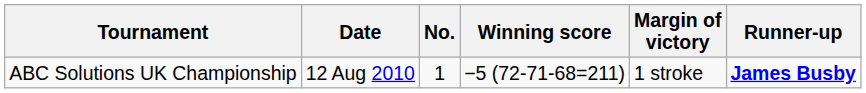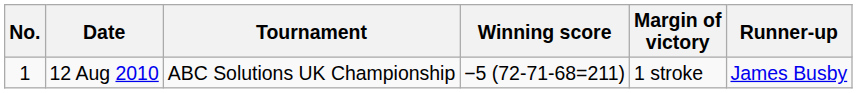columns swapped: (440, 31) <-> (153, 31)
(793, 73) bold -> (789, 73) normal
